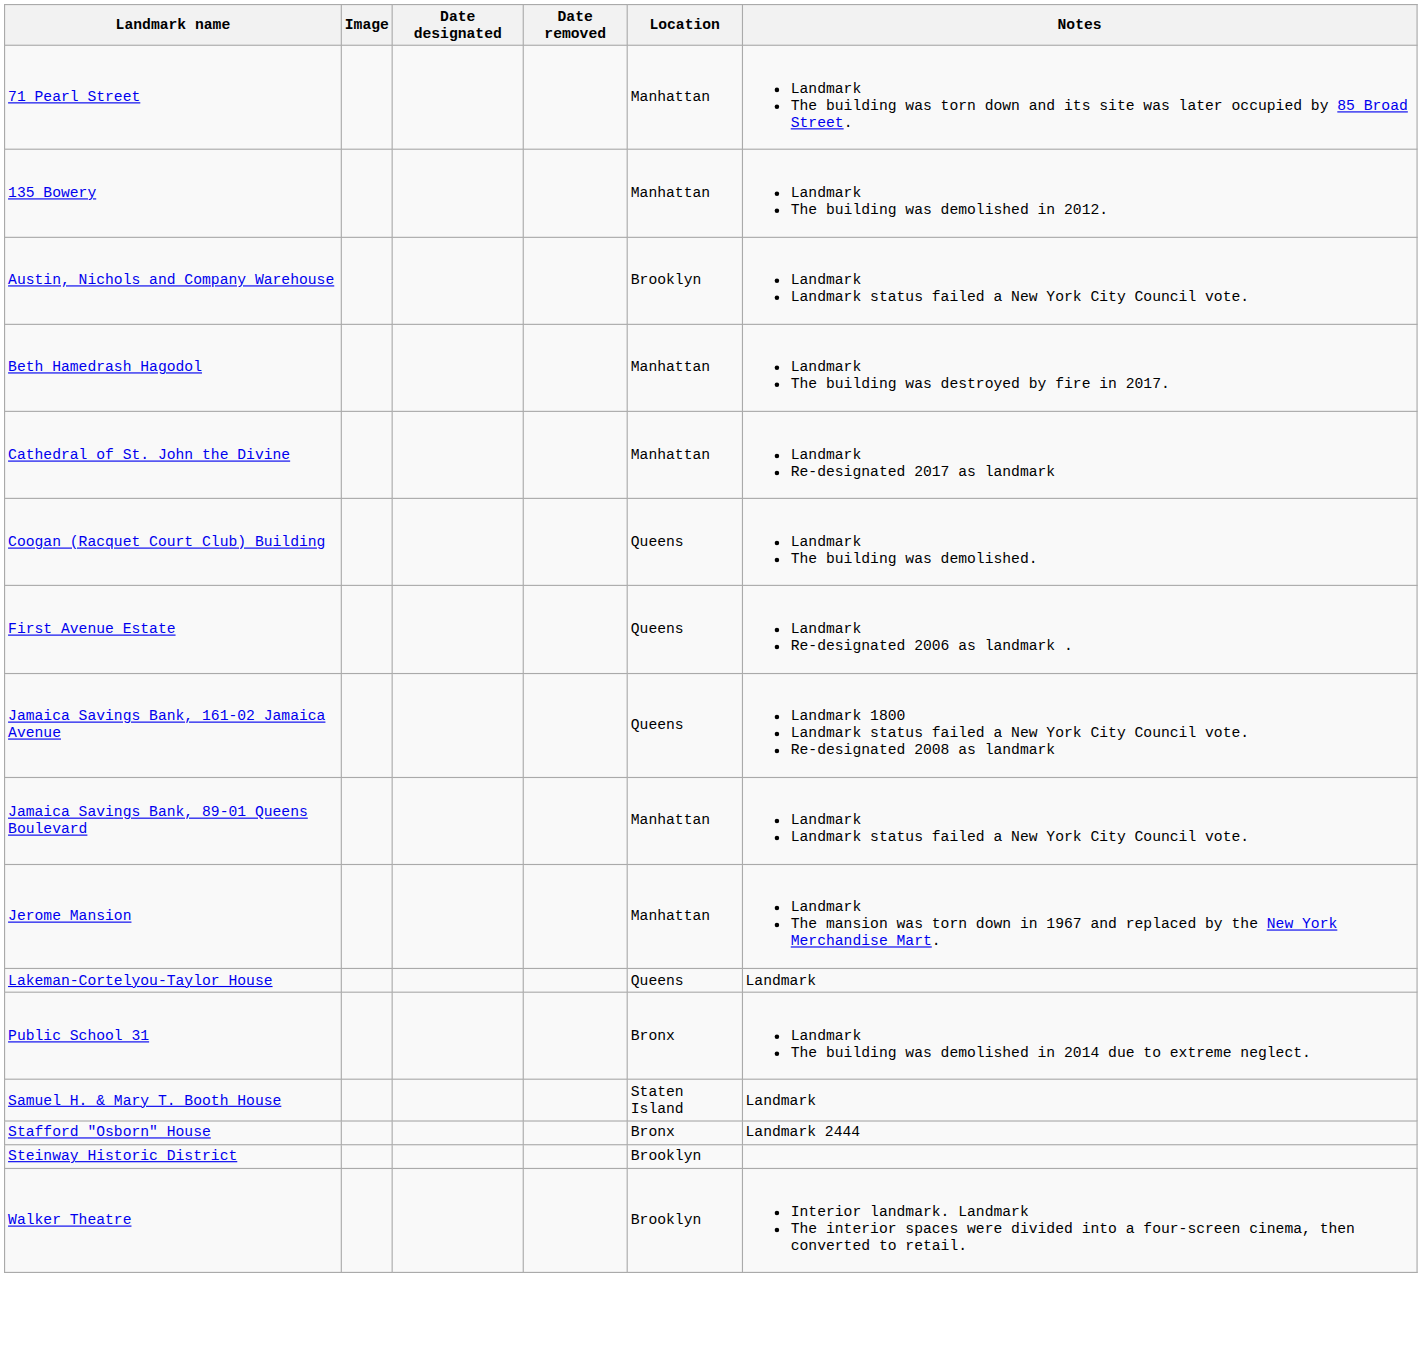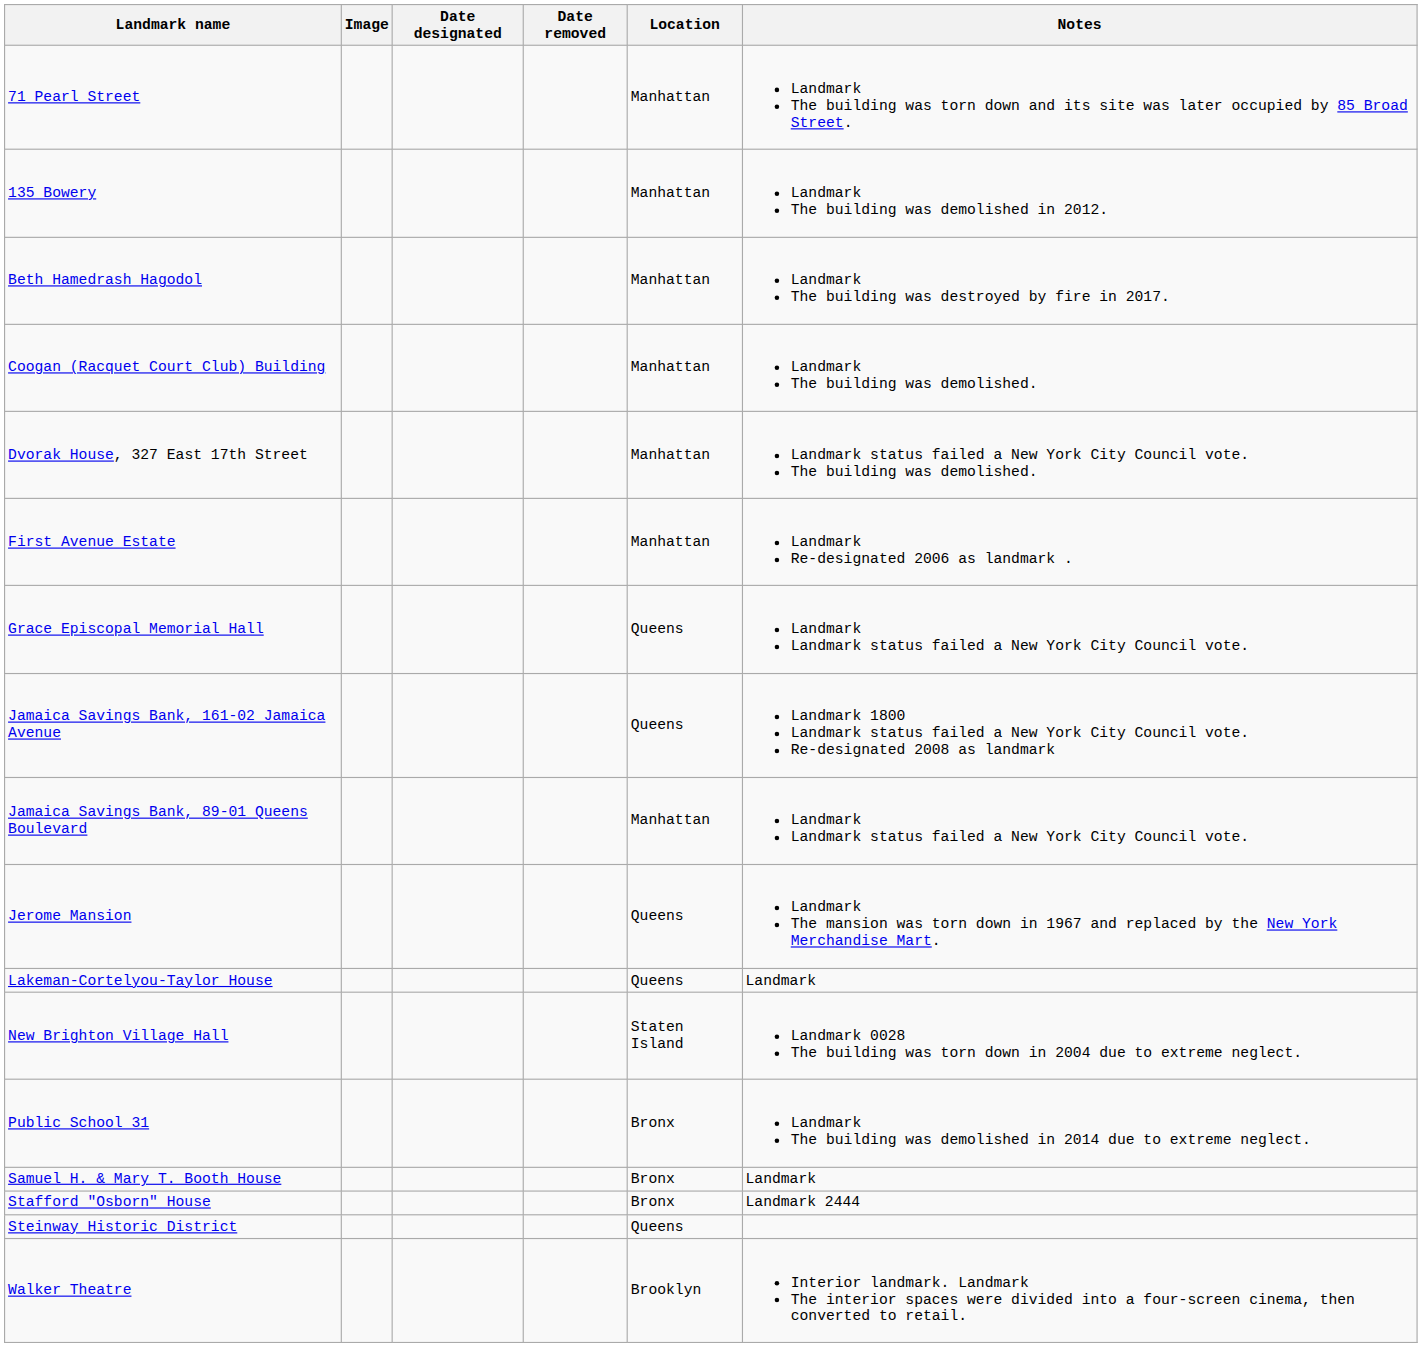- row: (171, 280)
- row: (149, 455)
(657, 542) Queens -> (670, 368) Manhattan
+ row: (158, 455)
(657, 629) Queens -> (670, 542) Manhattan
+ row: (136, 629)
(670, 916) Manhattan -> (657, 916) Queens
+ row: (118, 1036)
(657, 1100) Staten Island -> (653, 1179) Bronx
(666, 1156) Brooklyn -> (657, 1227) Queens
